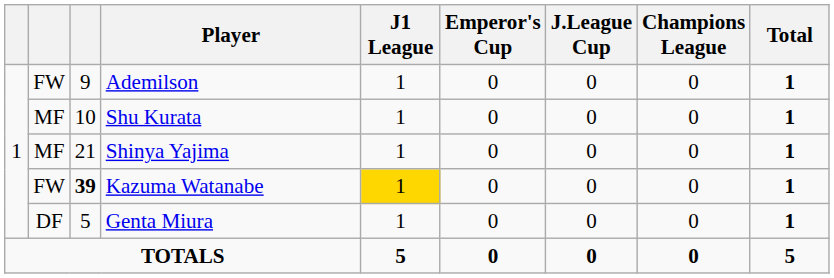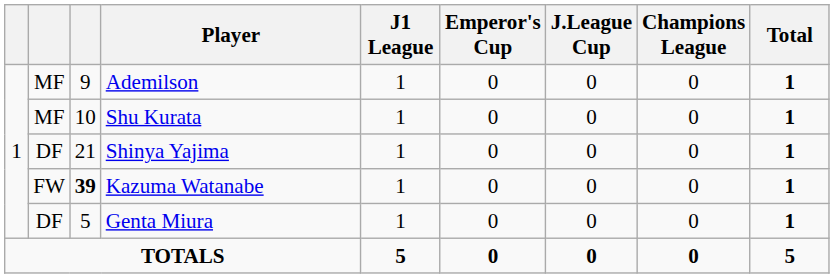(49, 81) FW -> (49, 81) MF
(49, 151) MF -> (49, 151) DF
(400, 186) gold background -> (400, 186) no background
